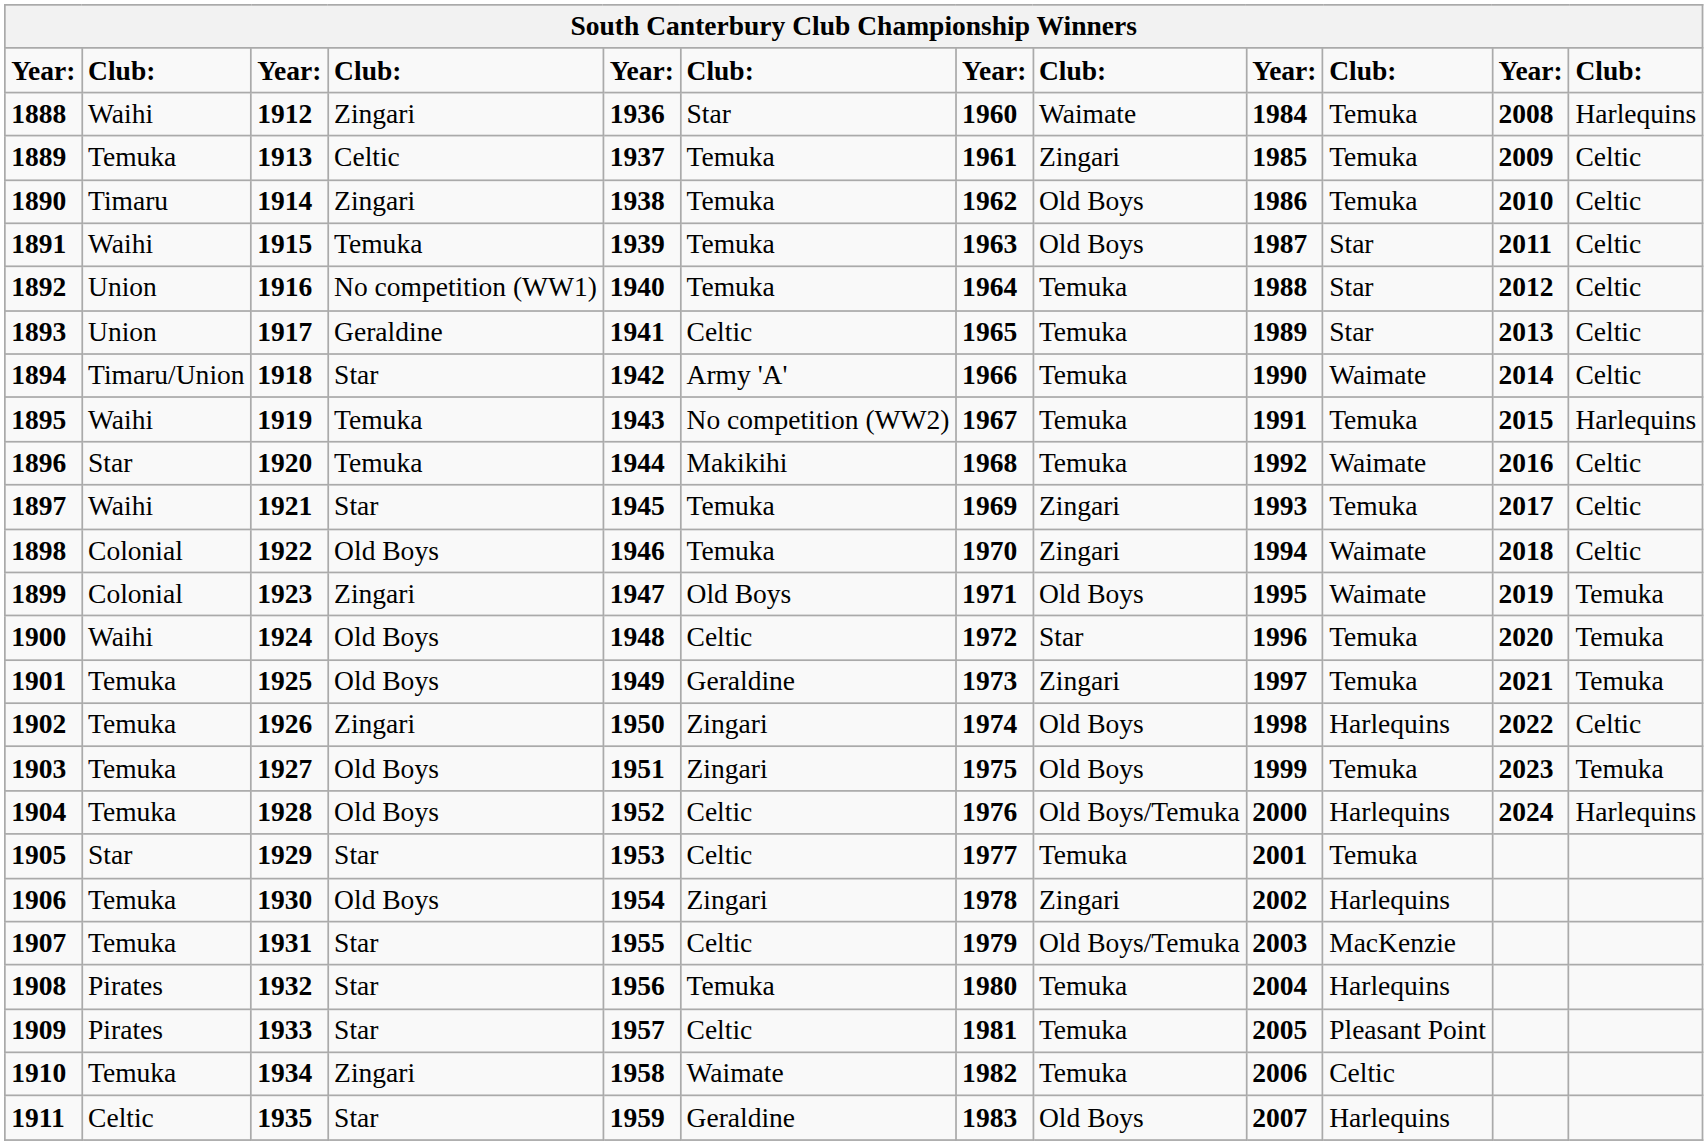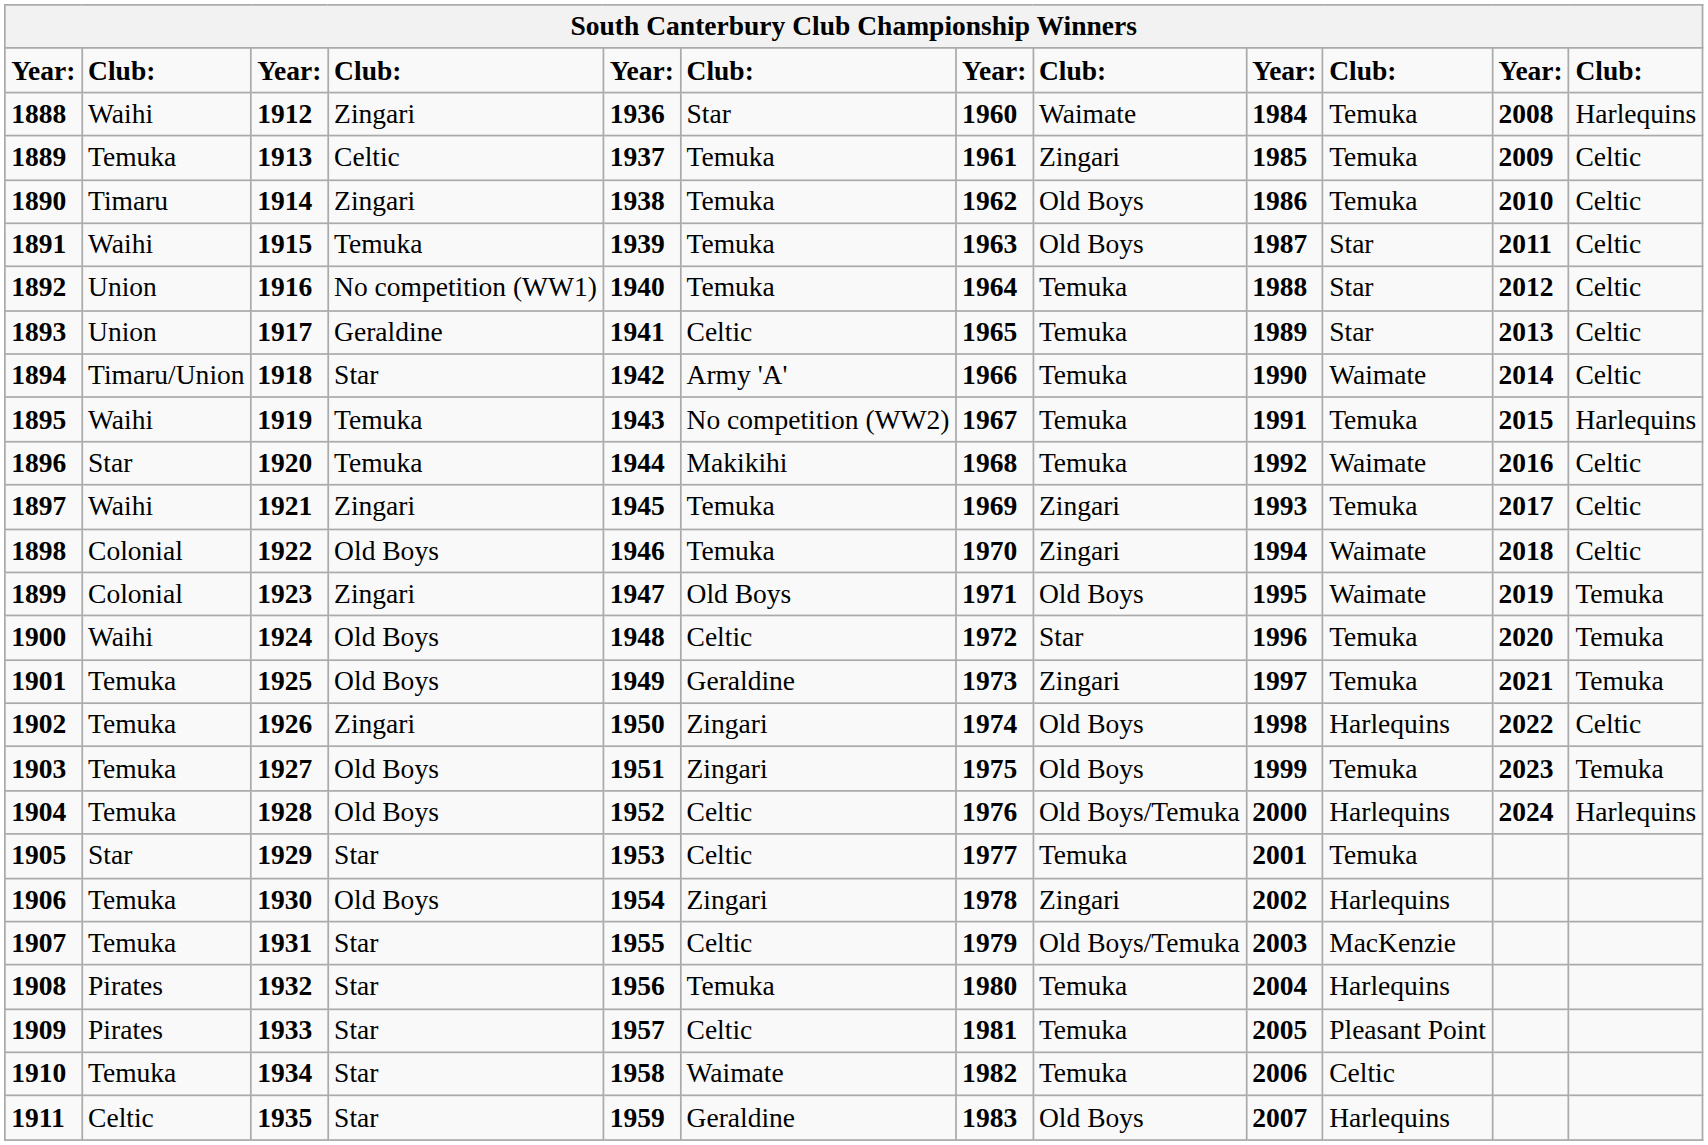(356, 506) Star -> (375, 506) Zingari
(375, 1073) Zingari -> (356, 1073) Star
